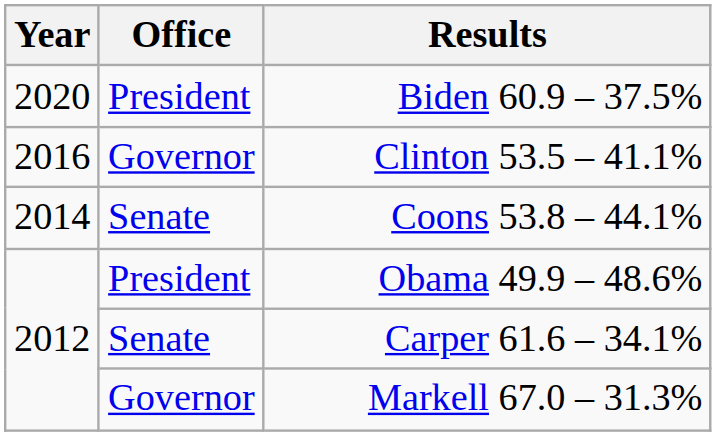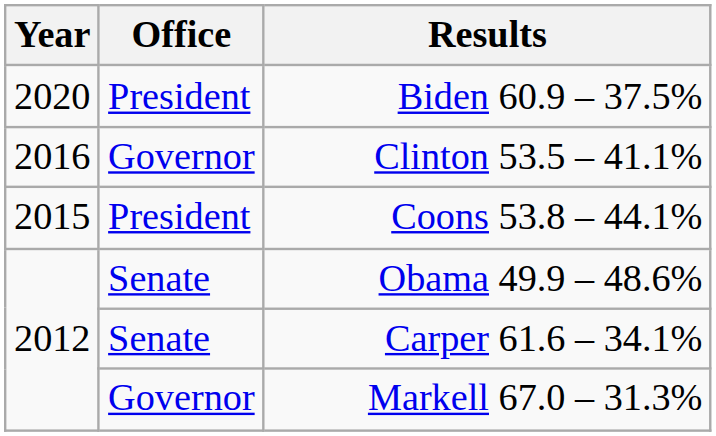(52, 216) 2014 -> (52, 216) 2015
(159, 216) Senate -> (179, 216) President
(179, 277) President -> (159, 277) Senate
